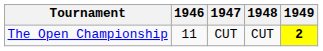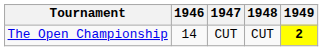(189, 36) 11 -> (189, 36) 14
